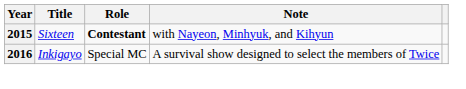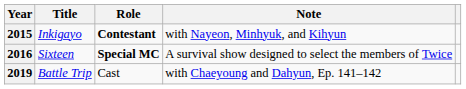(56, 34) Sixteen -> (60, 34) Inkigayo
(60, 53) Inkigayo -> (56, 53) Sixteen
(117, 53) normal -> (129, 53) bold
+ row: (20, 73)
